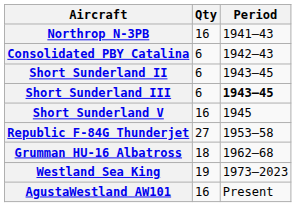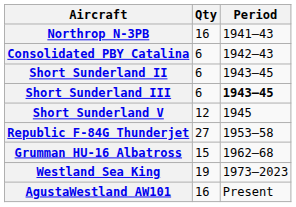(202, 113) 16 -> (202, 113) 12
(202, 152) 18 -> (202, 152) 15
